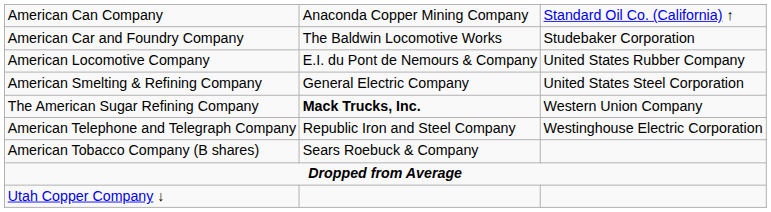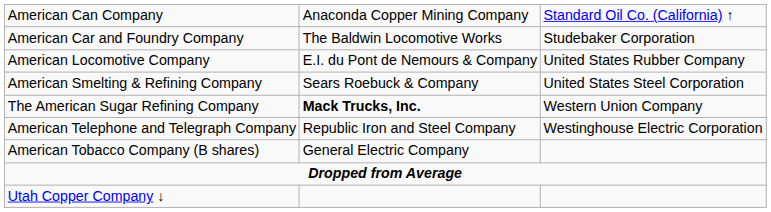(386, 83) General Electric Company -> (391, 83) Sears Roebuck & Company
(391, 151) Sears Roebuck & Company -> (386, 151) General Electric Company
